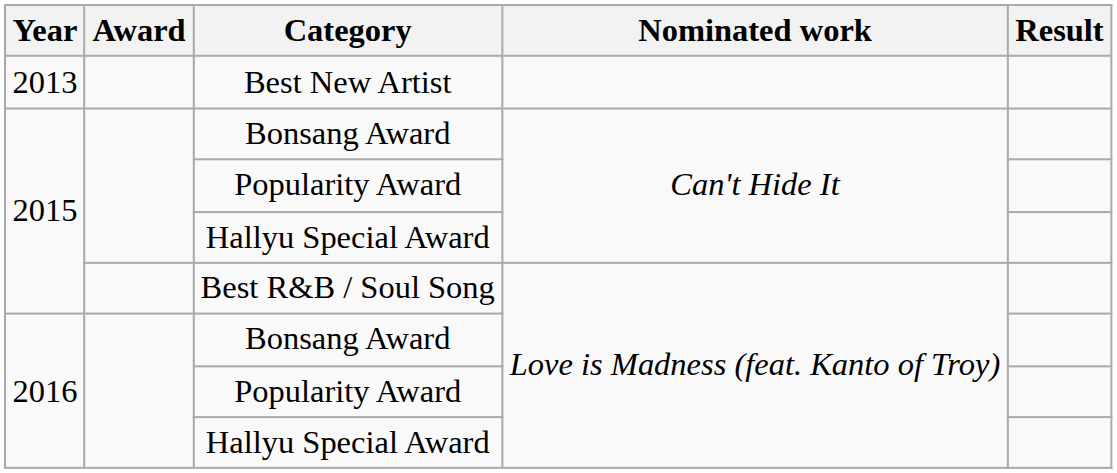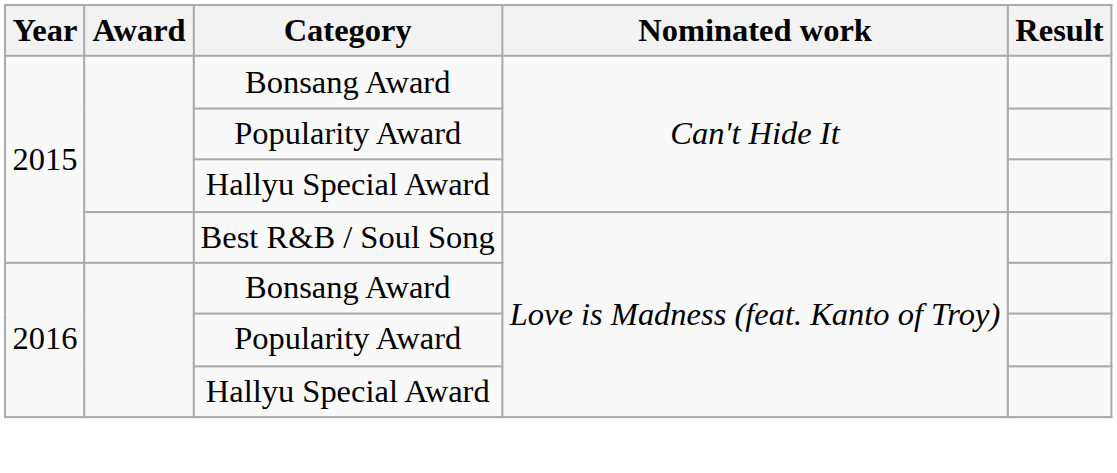- row: (45, 81)
